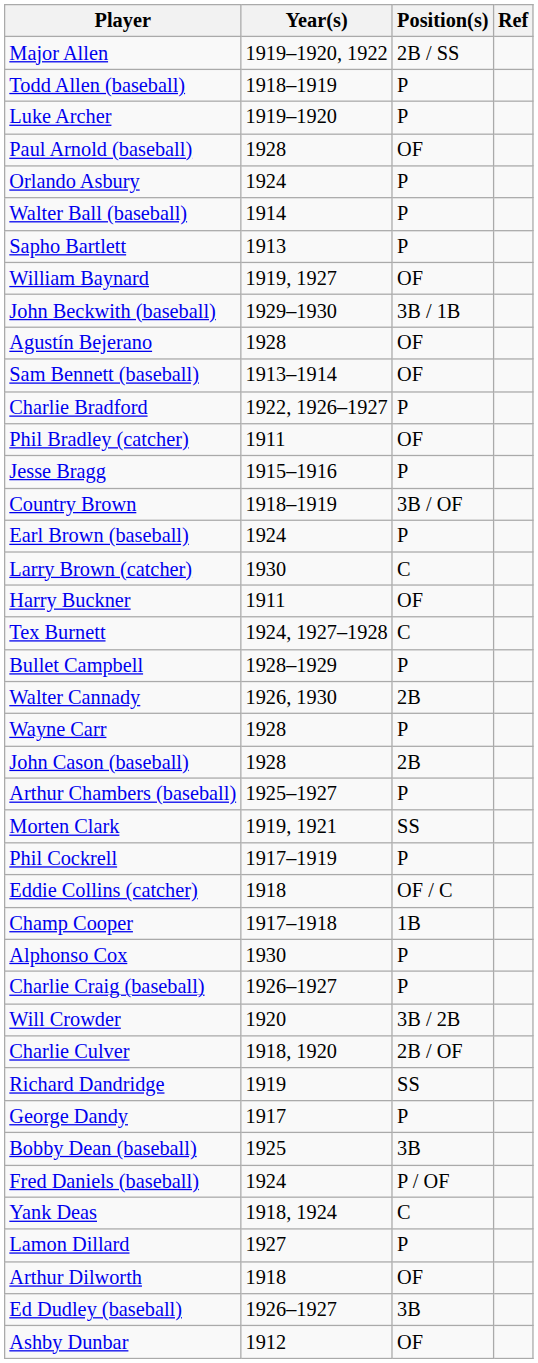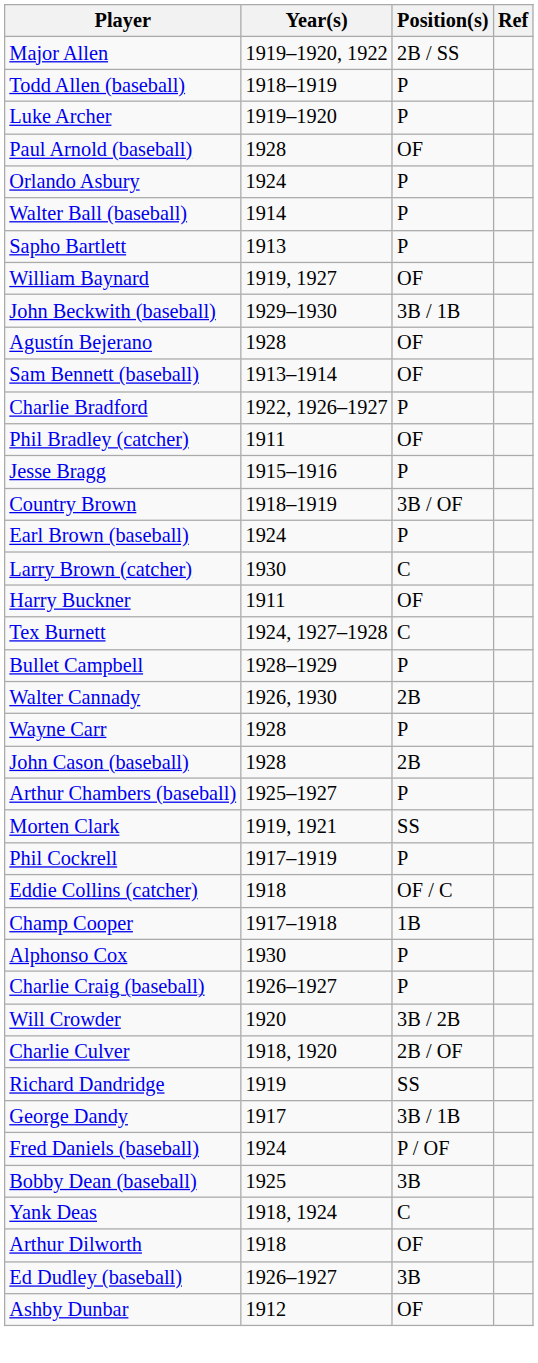(403, 1116) P -> (429, 1116) 3B / 1B
rows swapped: (104, 1180) <-> (103, 1148)
- row: (69, 1245)
